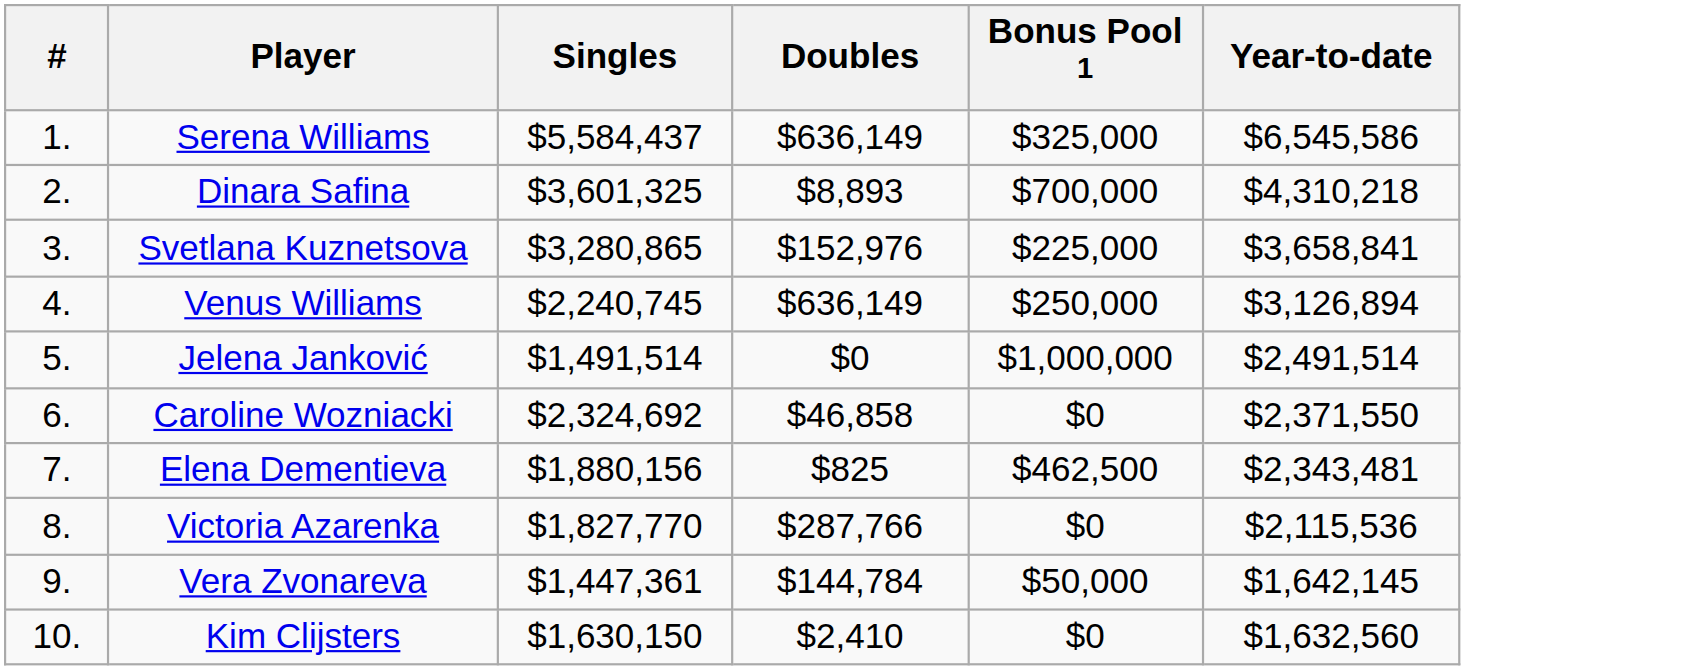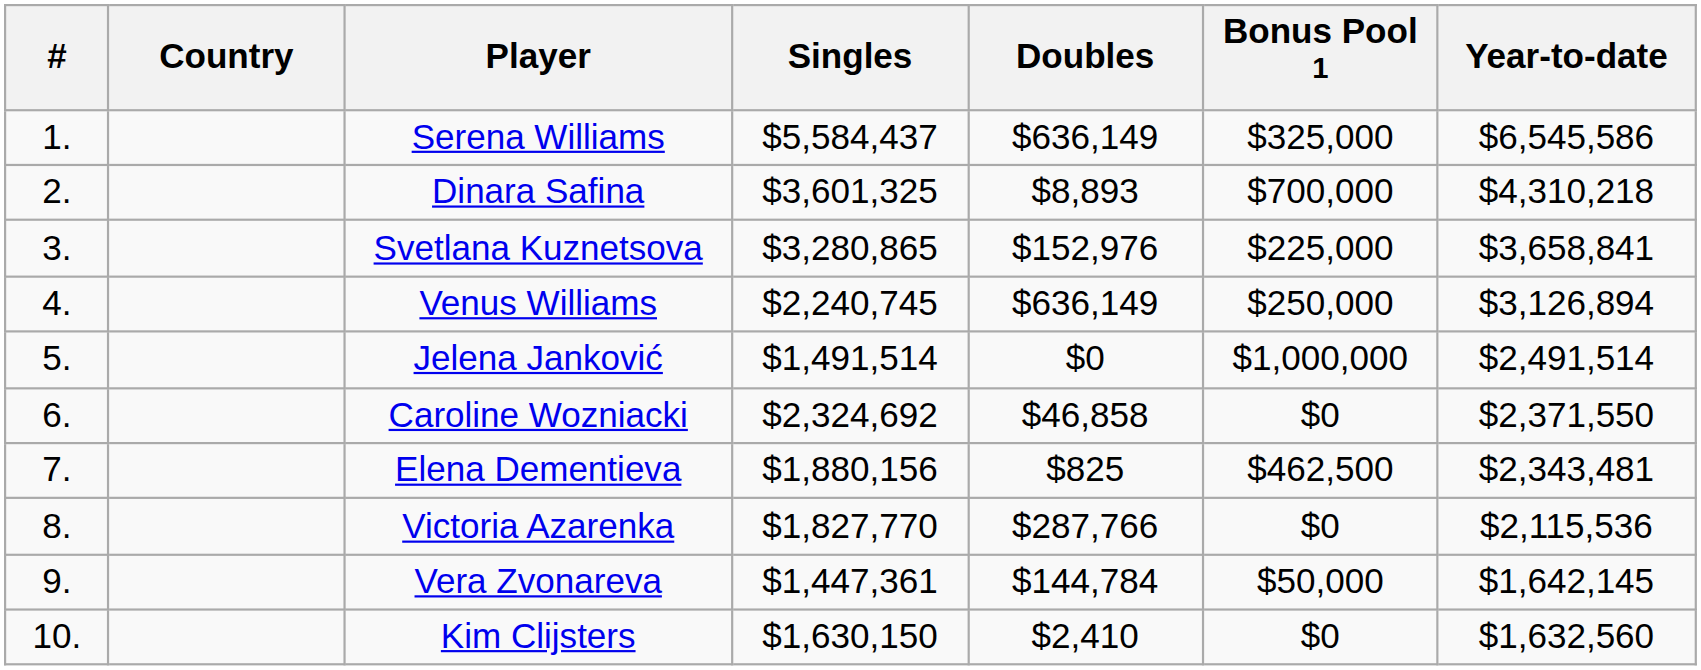+ column: (226, 56)
